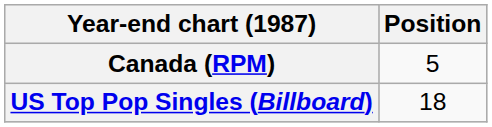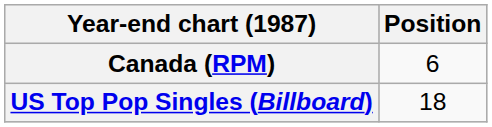(433, 63) 5 -> (433, 63) 6
